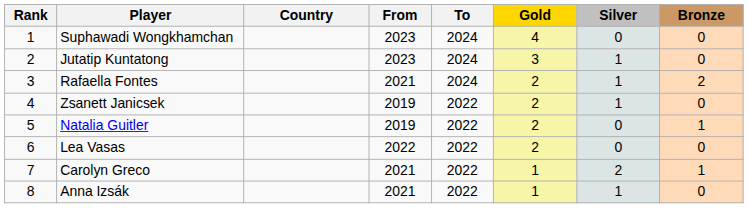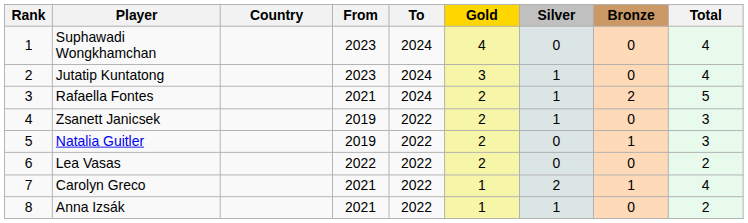+ column: (706, 15)
